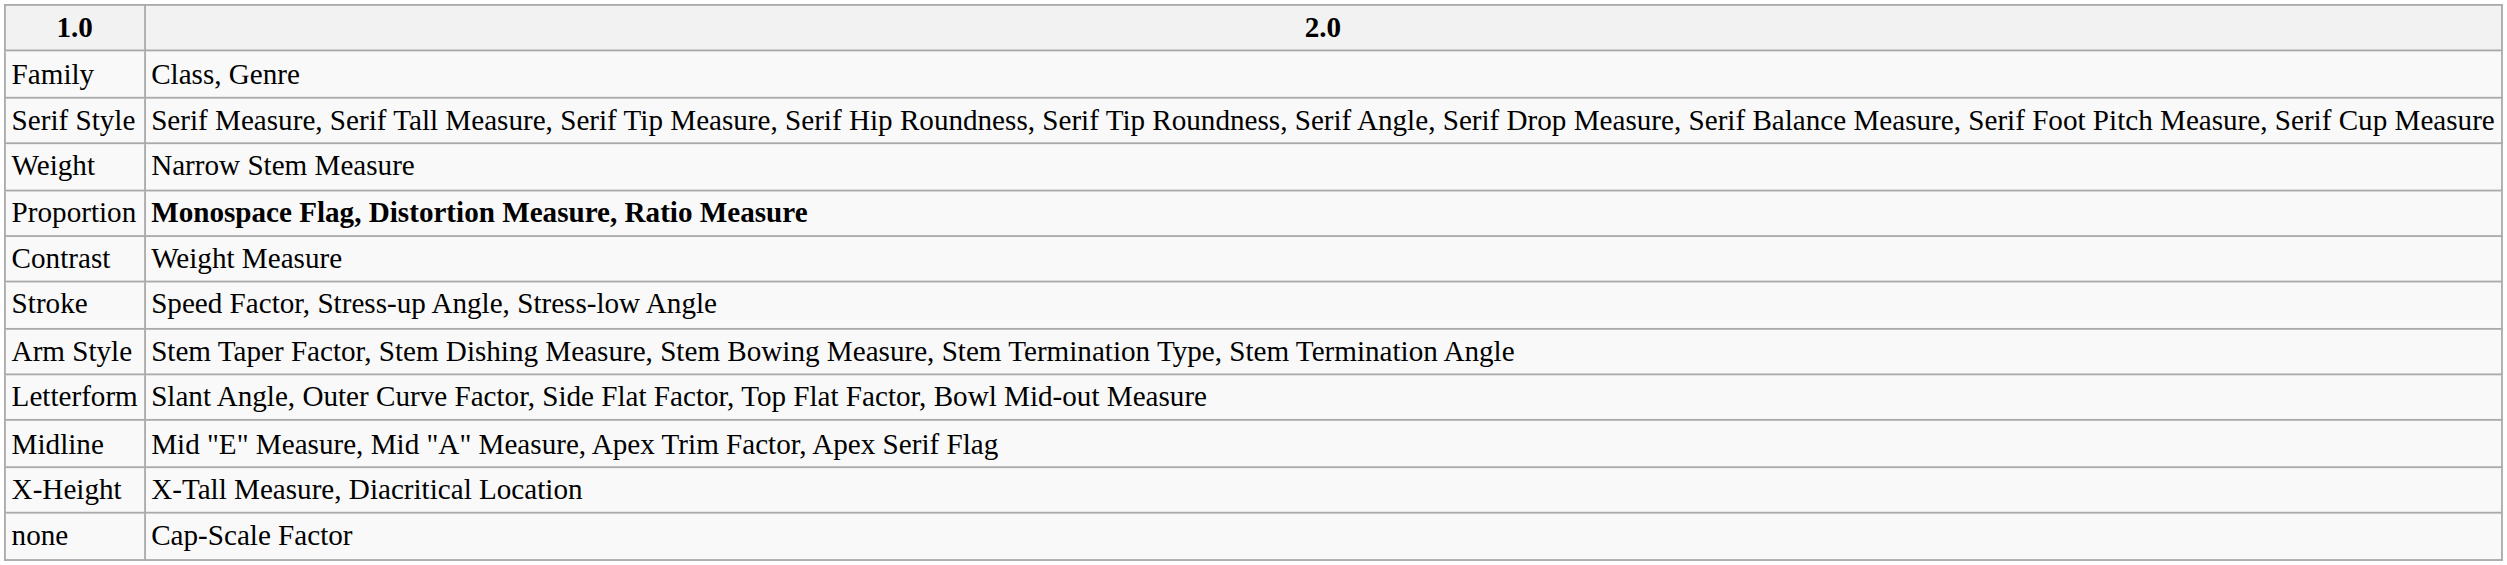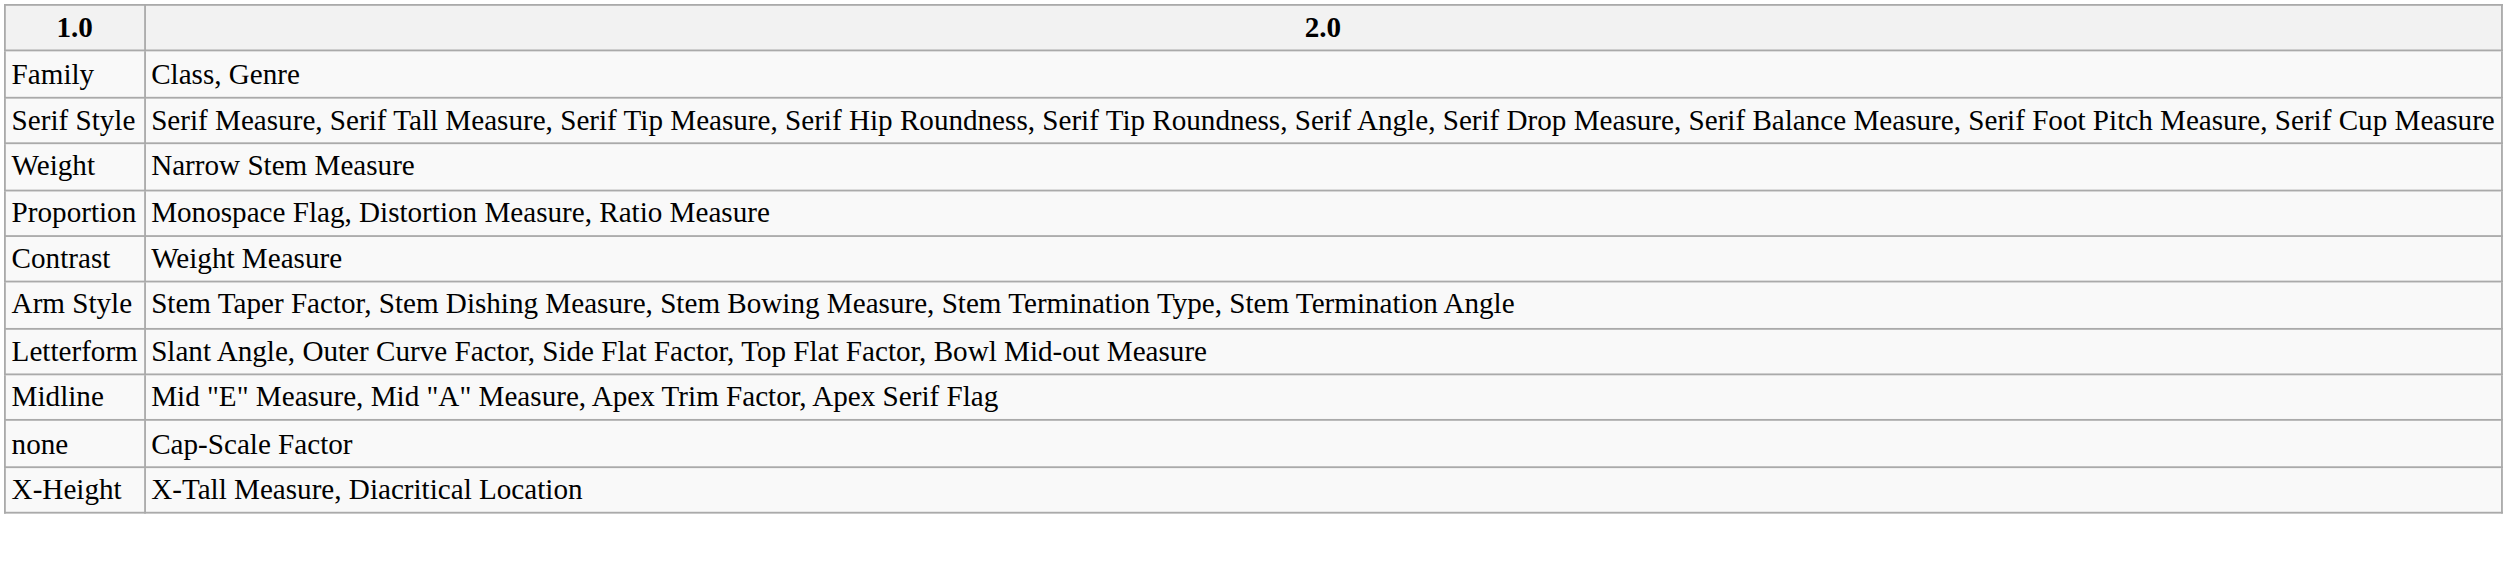(479, 212) bold -> (461, 212) normal
- row: (50, 304)
rows swapped: (67, 489) <-> (40, 535)
